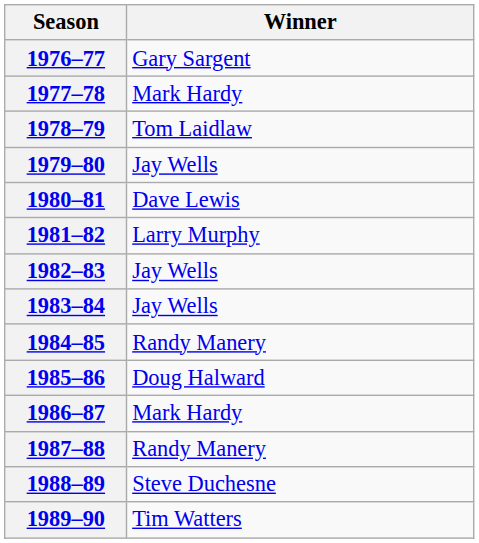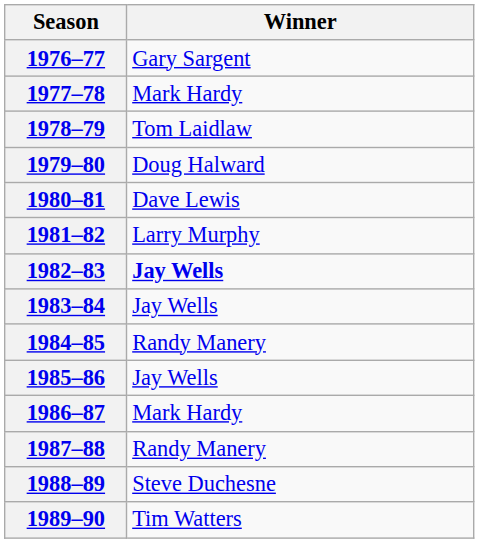(175, 164) Jay Wells -> (198, 164) Doug Halward
(175, 270) normal -> (178, 270) bold
(198, 377) Doug Halward -> (175, 377) Jay Wells
